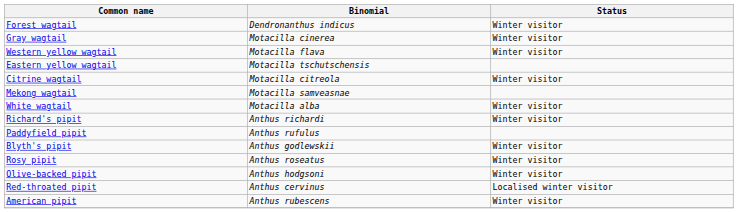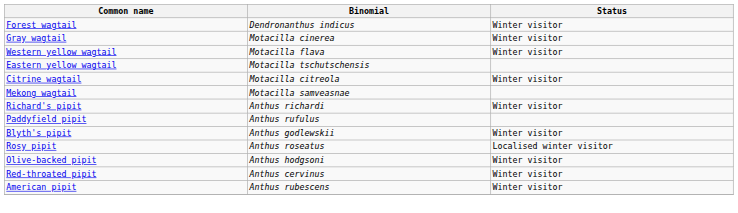- row: (39, 106)
(528, 160) Winter visitor -> (553, 147) Localised winter visitor
(553, 187) Localised winter visitor -> (528, 174) Winter visitor
